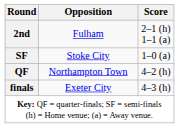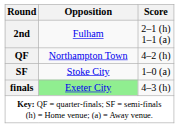rows swapped: (22, 71) <-> (22, 55)
(88, 87) no background -> (88, 87) lightgreen background
